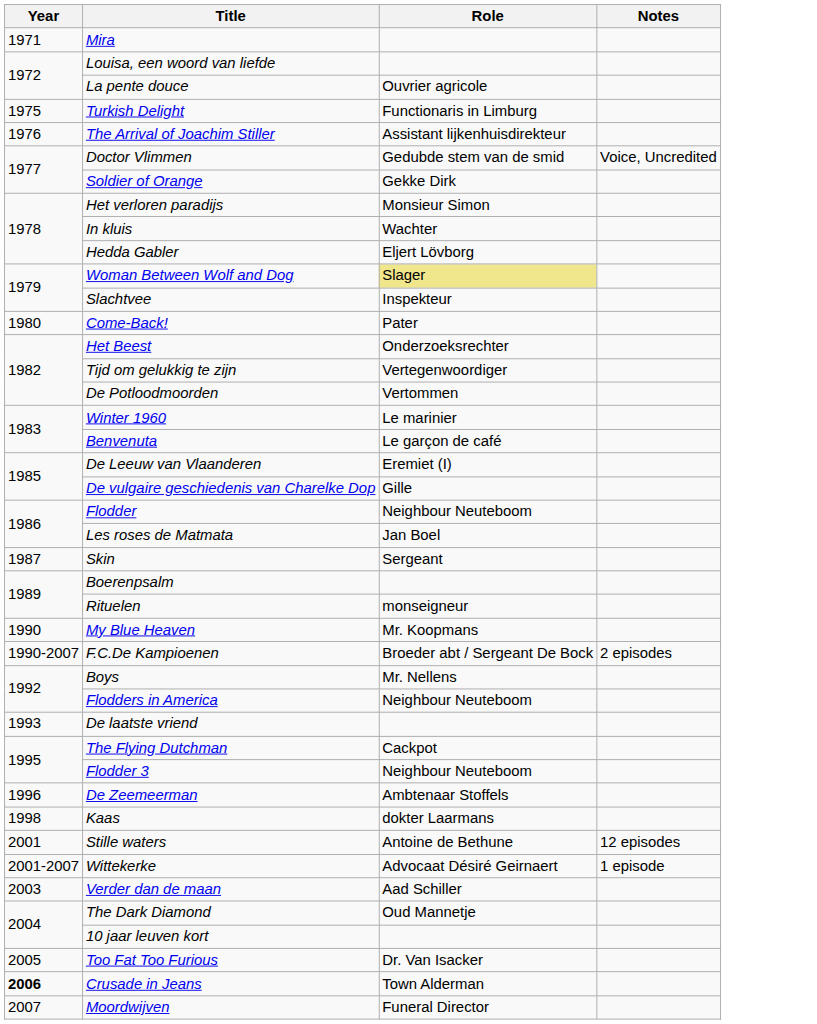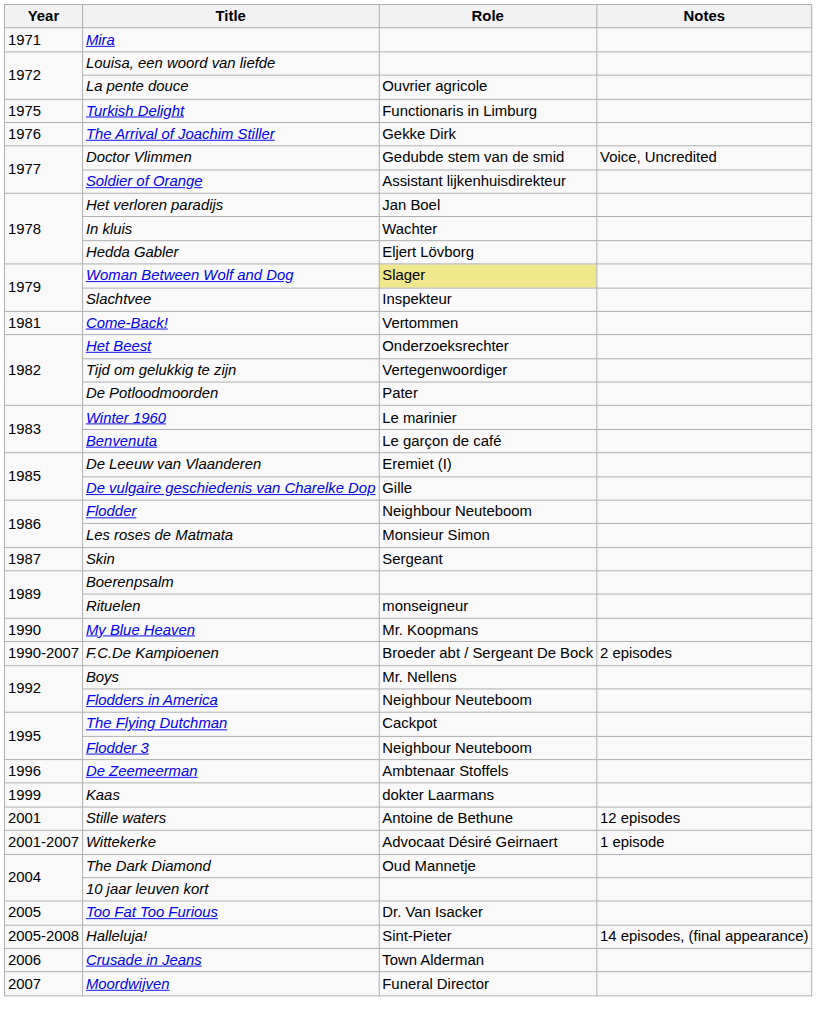(474, 134) Assistant lijkenhuisdirekteur -> (419, 134) Gekke Dirk
(419, 181) Gekke Dirk -> (474, 181) Assistant lijkenhuisdirekteur
(436, 205) Monsieur Simon -> (411, 205) Jan Boel
(24, 323) 1980 -> (24, 323) 1981
(400, 323) Pater -> (420, 323) Vertommen
(420, 393) Vertommen -> (400, 393) Pater
(411, 535) Jan Boel -> (436, 535) Monsieur Simon
- row: (142, 724)
(24, 818) 1998 -> (24, 795) 1999
- row: (153, 889)
+ row: (117, 936)
(24, 983) bold -> (24, 960) normal
